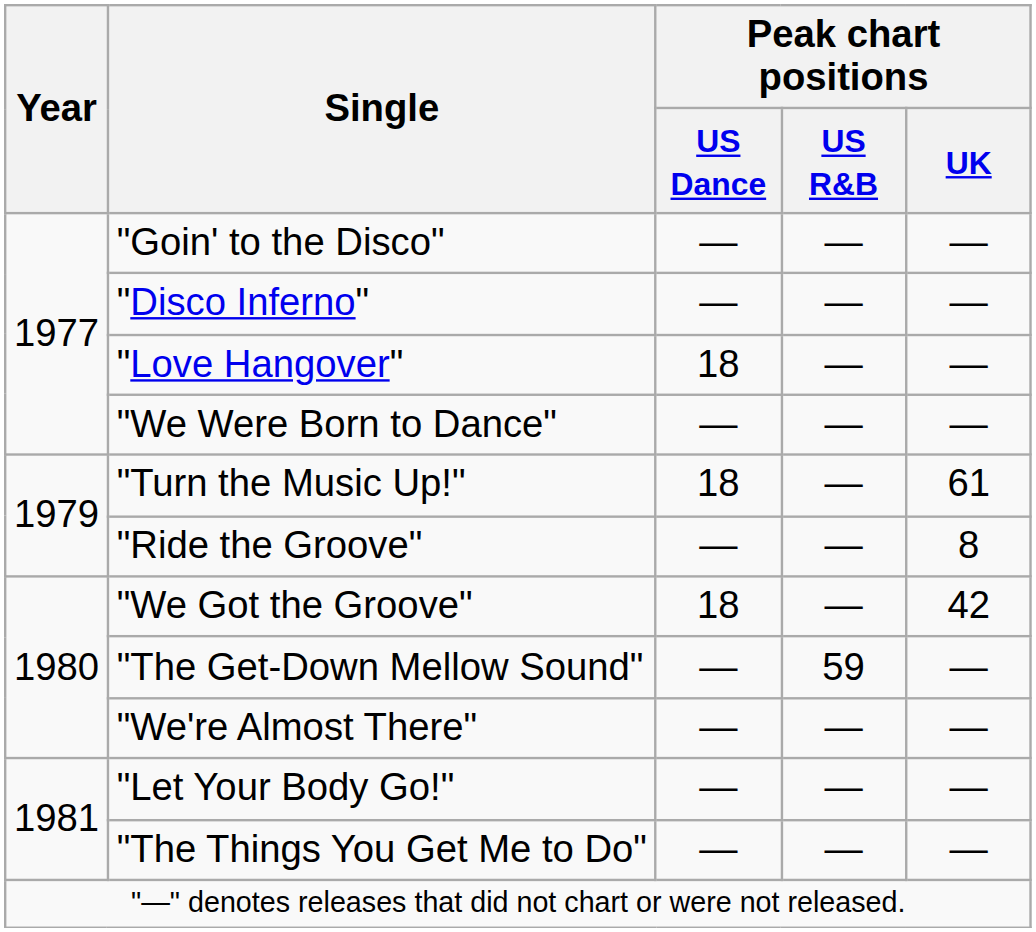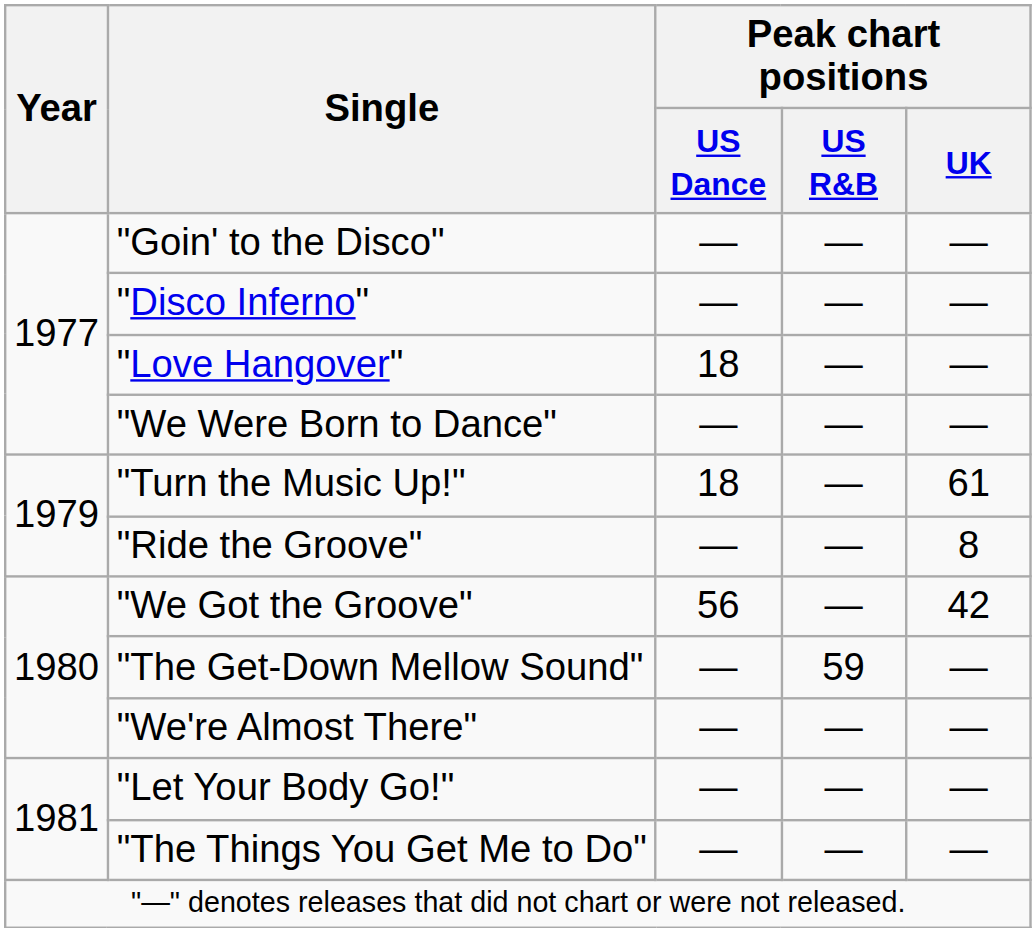(718, 606) 18 -> (718, 606) 56
